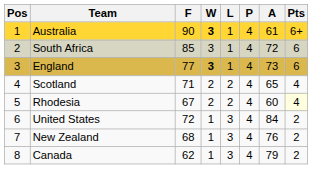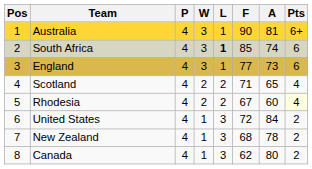columns swapped: (249, 13) <-> (188, 13)
(211, 31) bold -> (204, 31) normal
(272, 31) 61 -> (272, 31) 81
(230, 48) normal -> (223, 48) bold
(272, 48) 72 -> (272, 48) 74
(211, 66) bold -> (204, 66) normal
(272, 137) 76 -> (272, 137) 78
(272, 155) 79 -> (272, 155) 80
